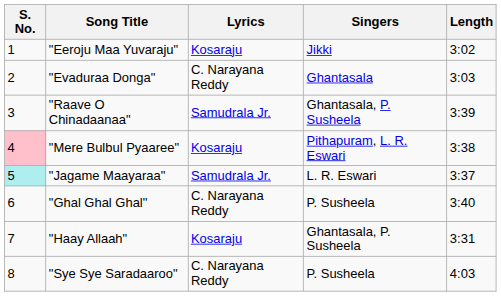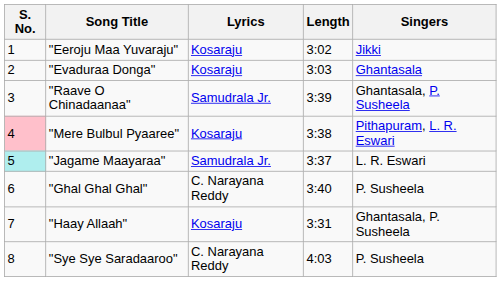columns swapped: (375, 22) <-> (471, 22)
(227, 77) C. Narayana Reddy -> (217, 70) Kosaraju
